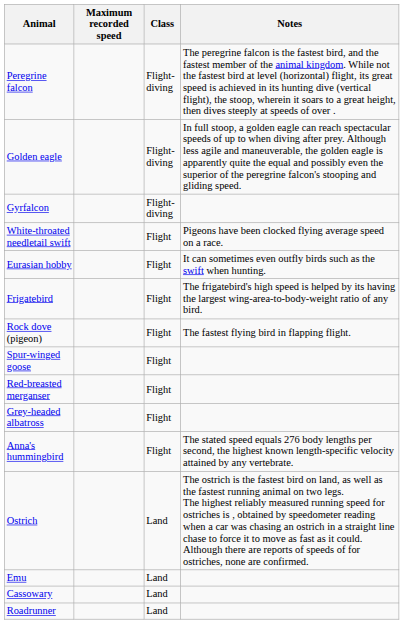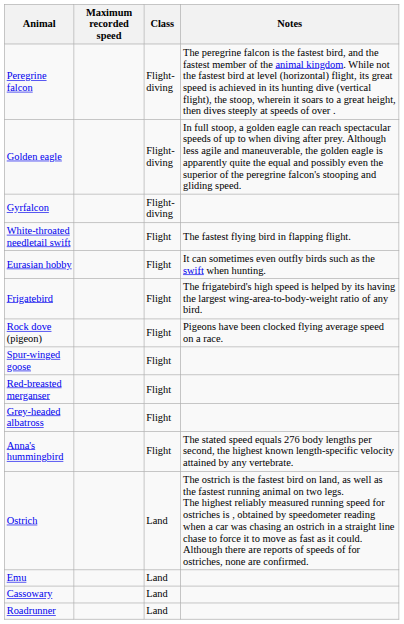(284, 236) Pigeons have been clocked flying average speed on a race. -> (267, 236) The fastest flying bird in flapping flight.
(267, 332) The fastest flying bird in flapping flight. -> (284, 332) Pigeons have been clocked flying average speed on a race.
